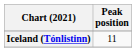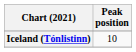(112, 39) 11 -> (112, 39) 10
